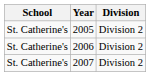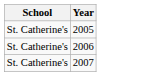- column: (121, 12)
